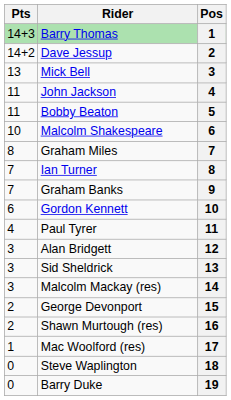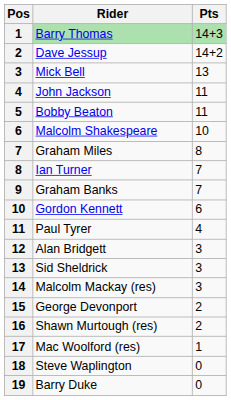columns swapped: (212, 14) <-> (21, 14)
